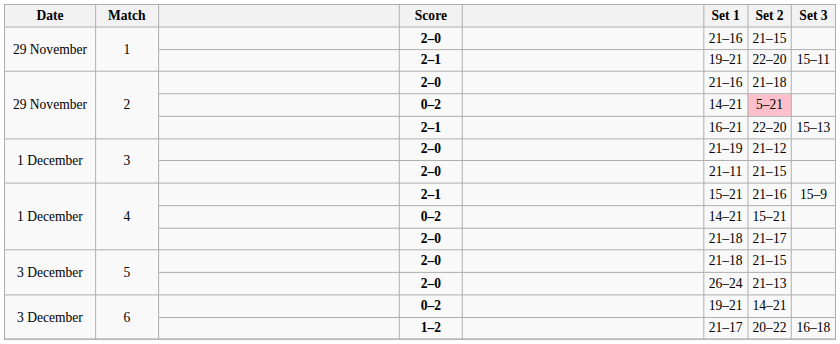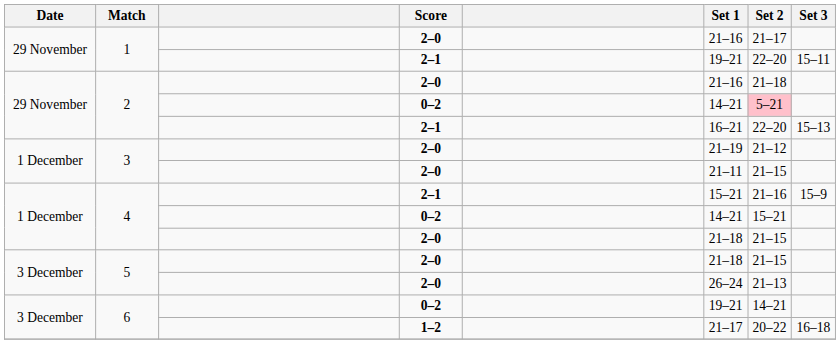(770, 38) 21–15 -> (770, 38) 21–17
(770, 239) 21–17 -> (770, 239) 21–15
